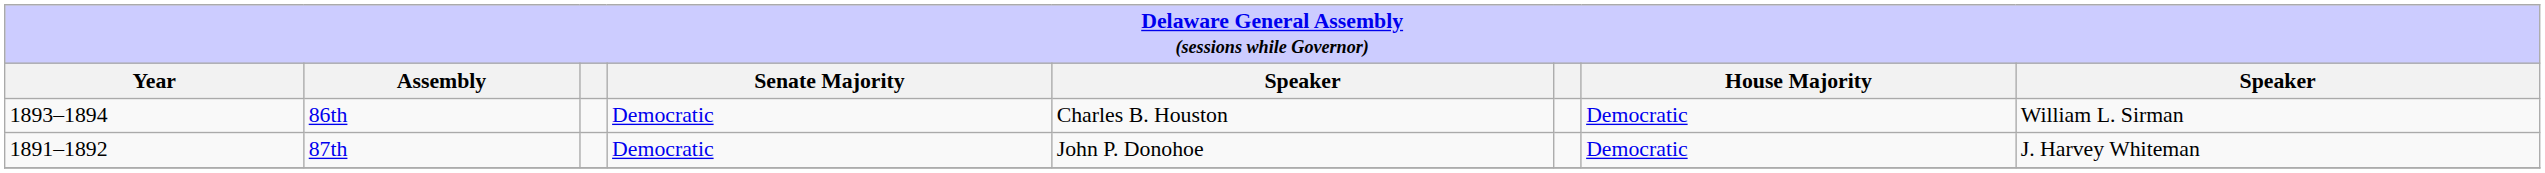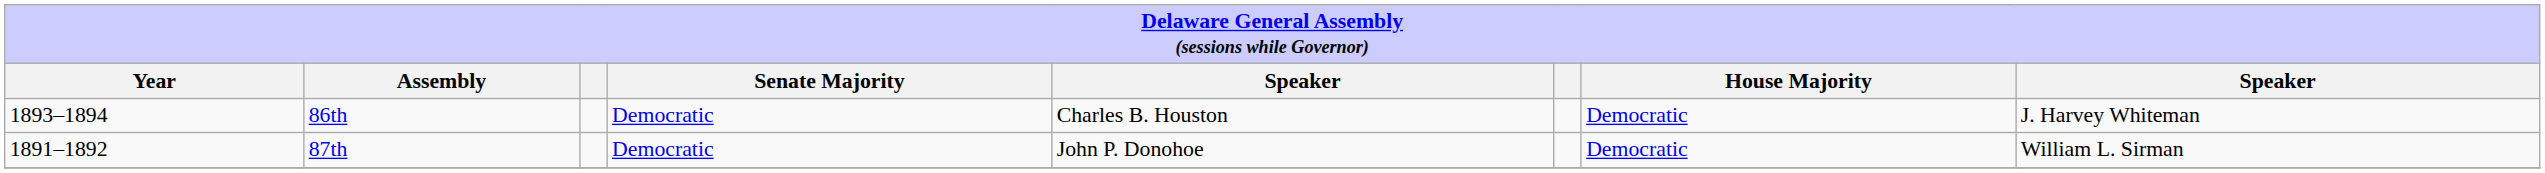(2102, 115) William L. Sirman -> (2110, 115) J. Harvey Whiteman
(2110, 149) J. Harvey Whiteman -> (2102, 149) William L. Sirman
